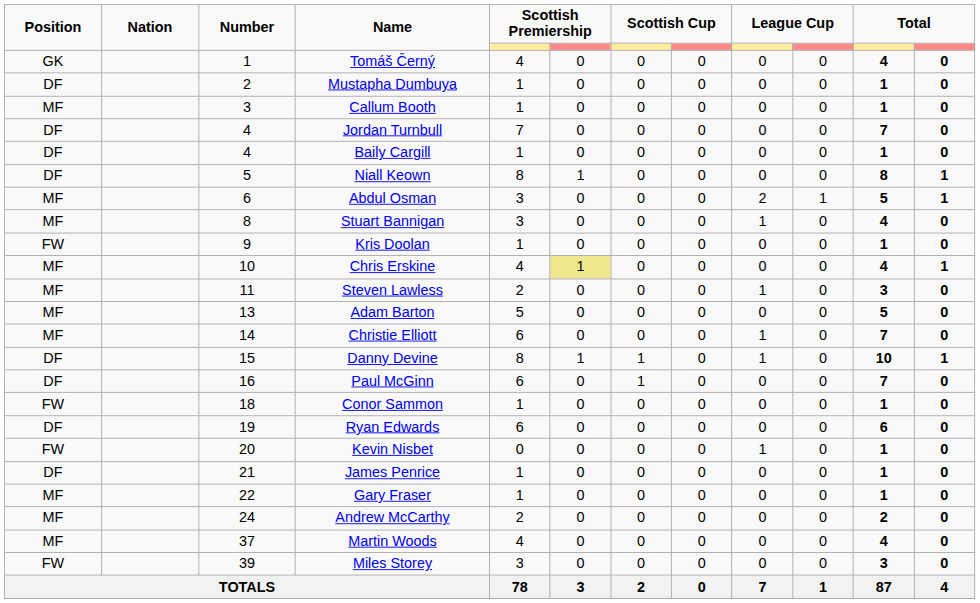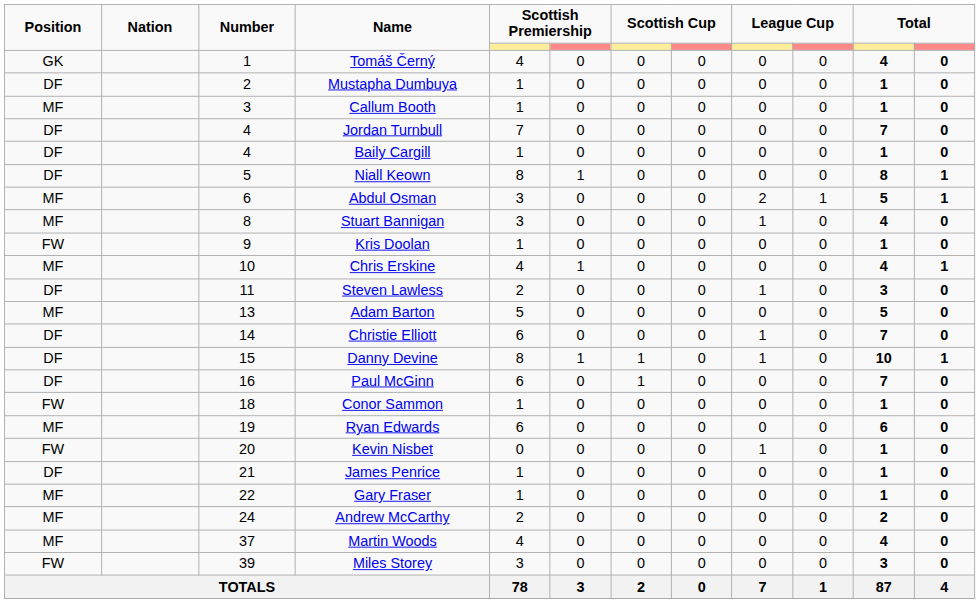(580, 267) khaki background -> (580, 267) no background
(53, 289) MF -> (53, 289) DF
(53, 335) MF -> (53, 335) DF
(53, 426) DF -> (53, 426) MF
